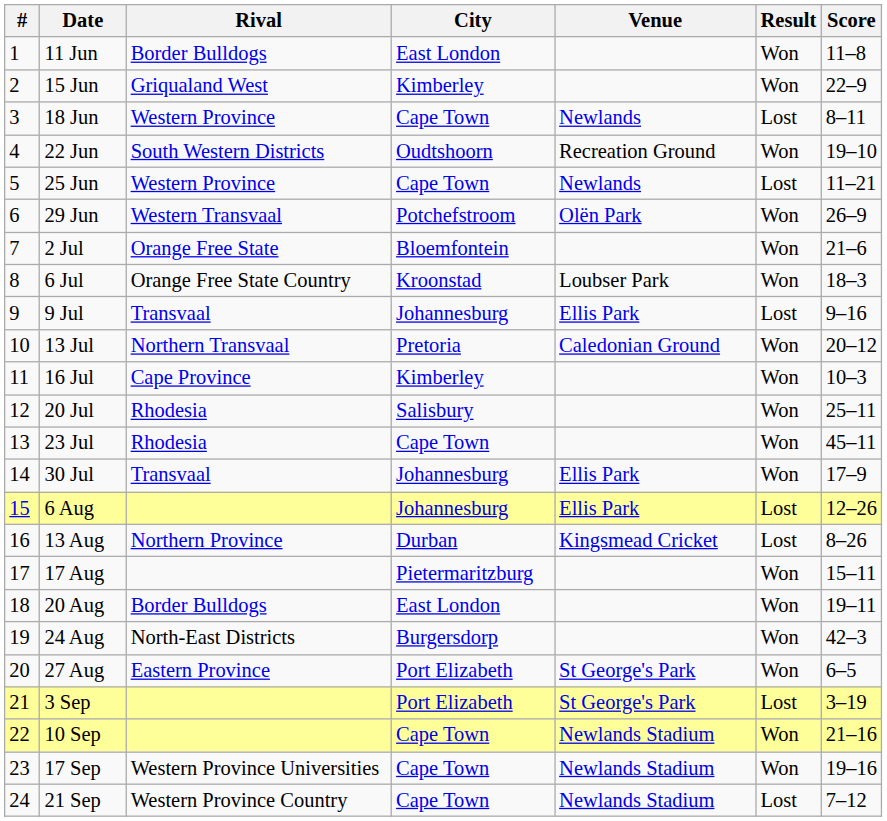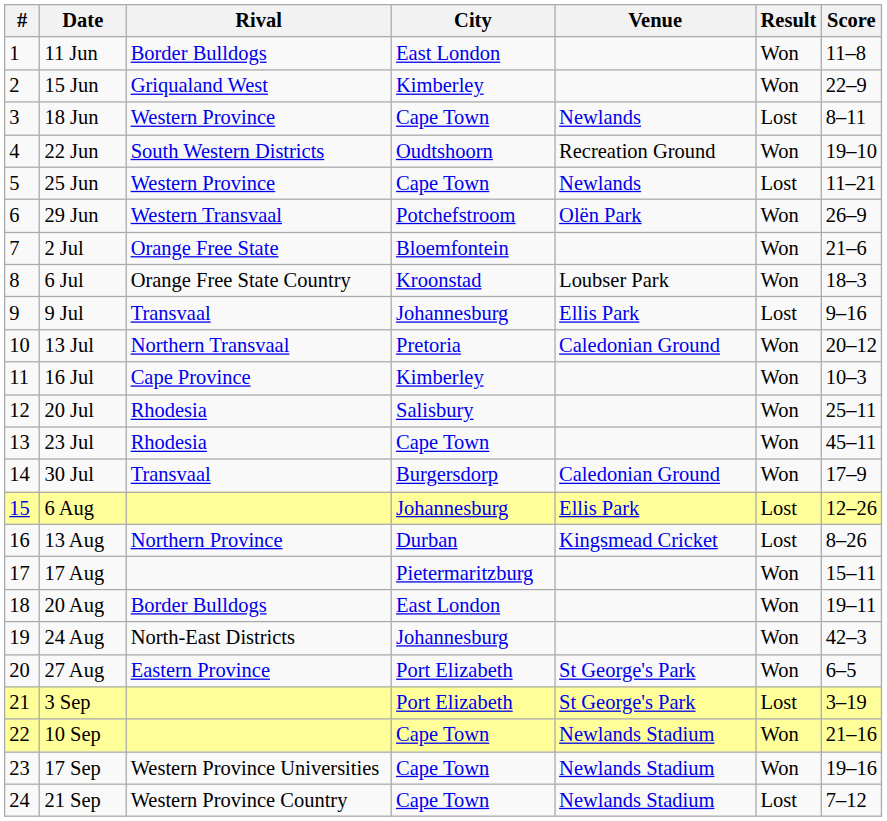(452, 475) Johannesburg -> (447, 475) Burgersdorp
(599, 475) Ellis Park -> (640, 475) Caledonian Ground
(447, 637) Burgersdorp -> (452, 637) Johannesburg
